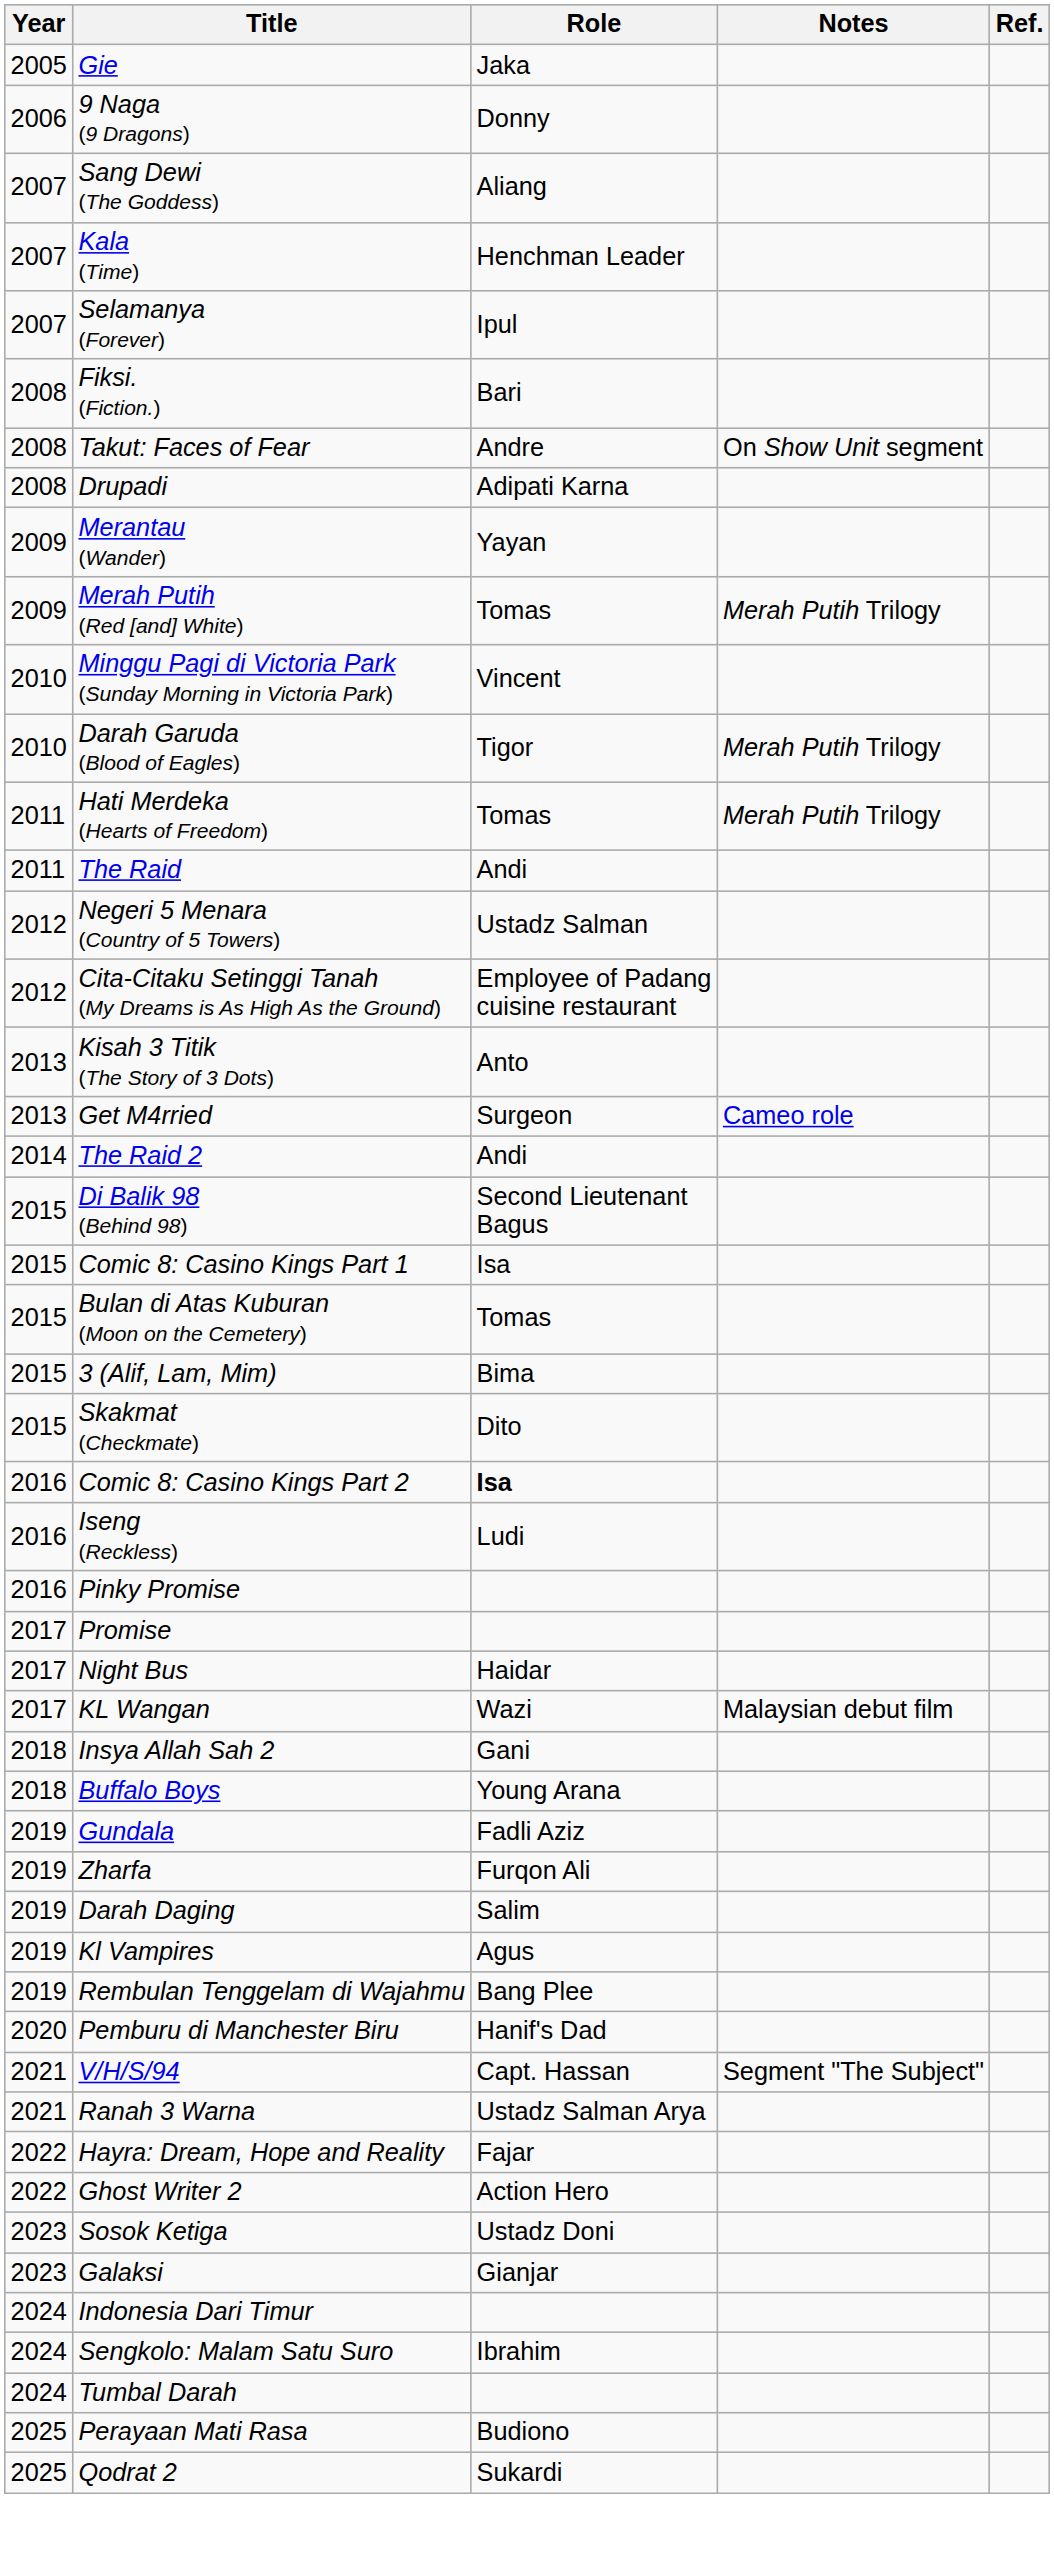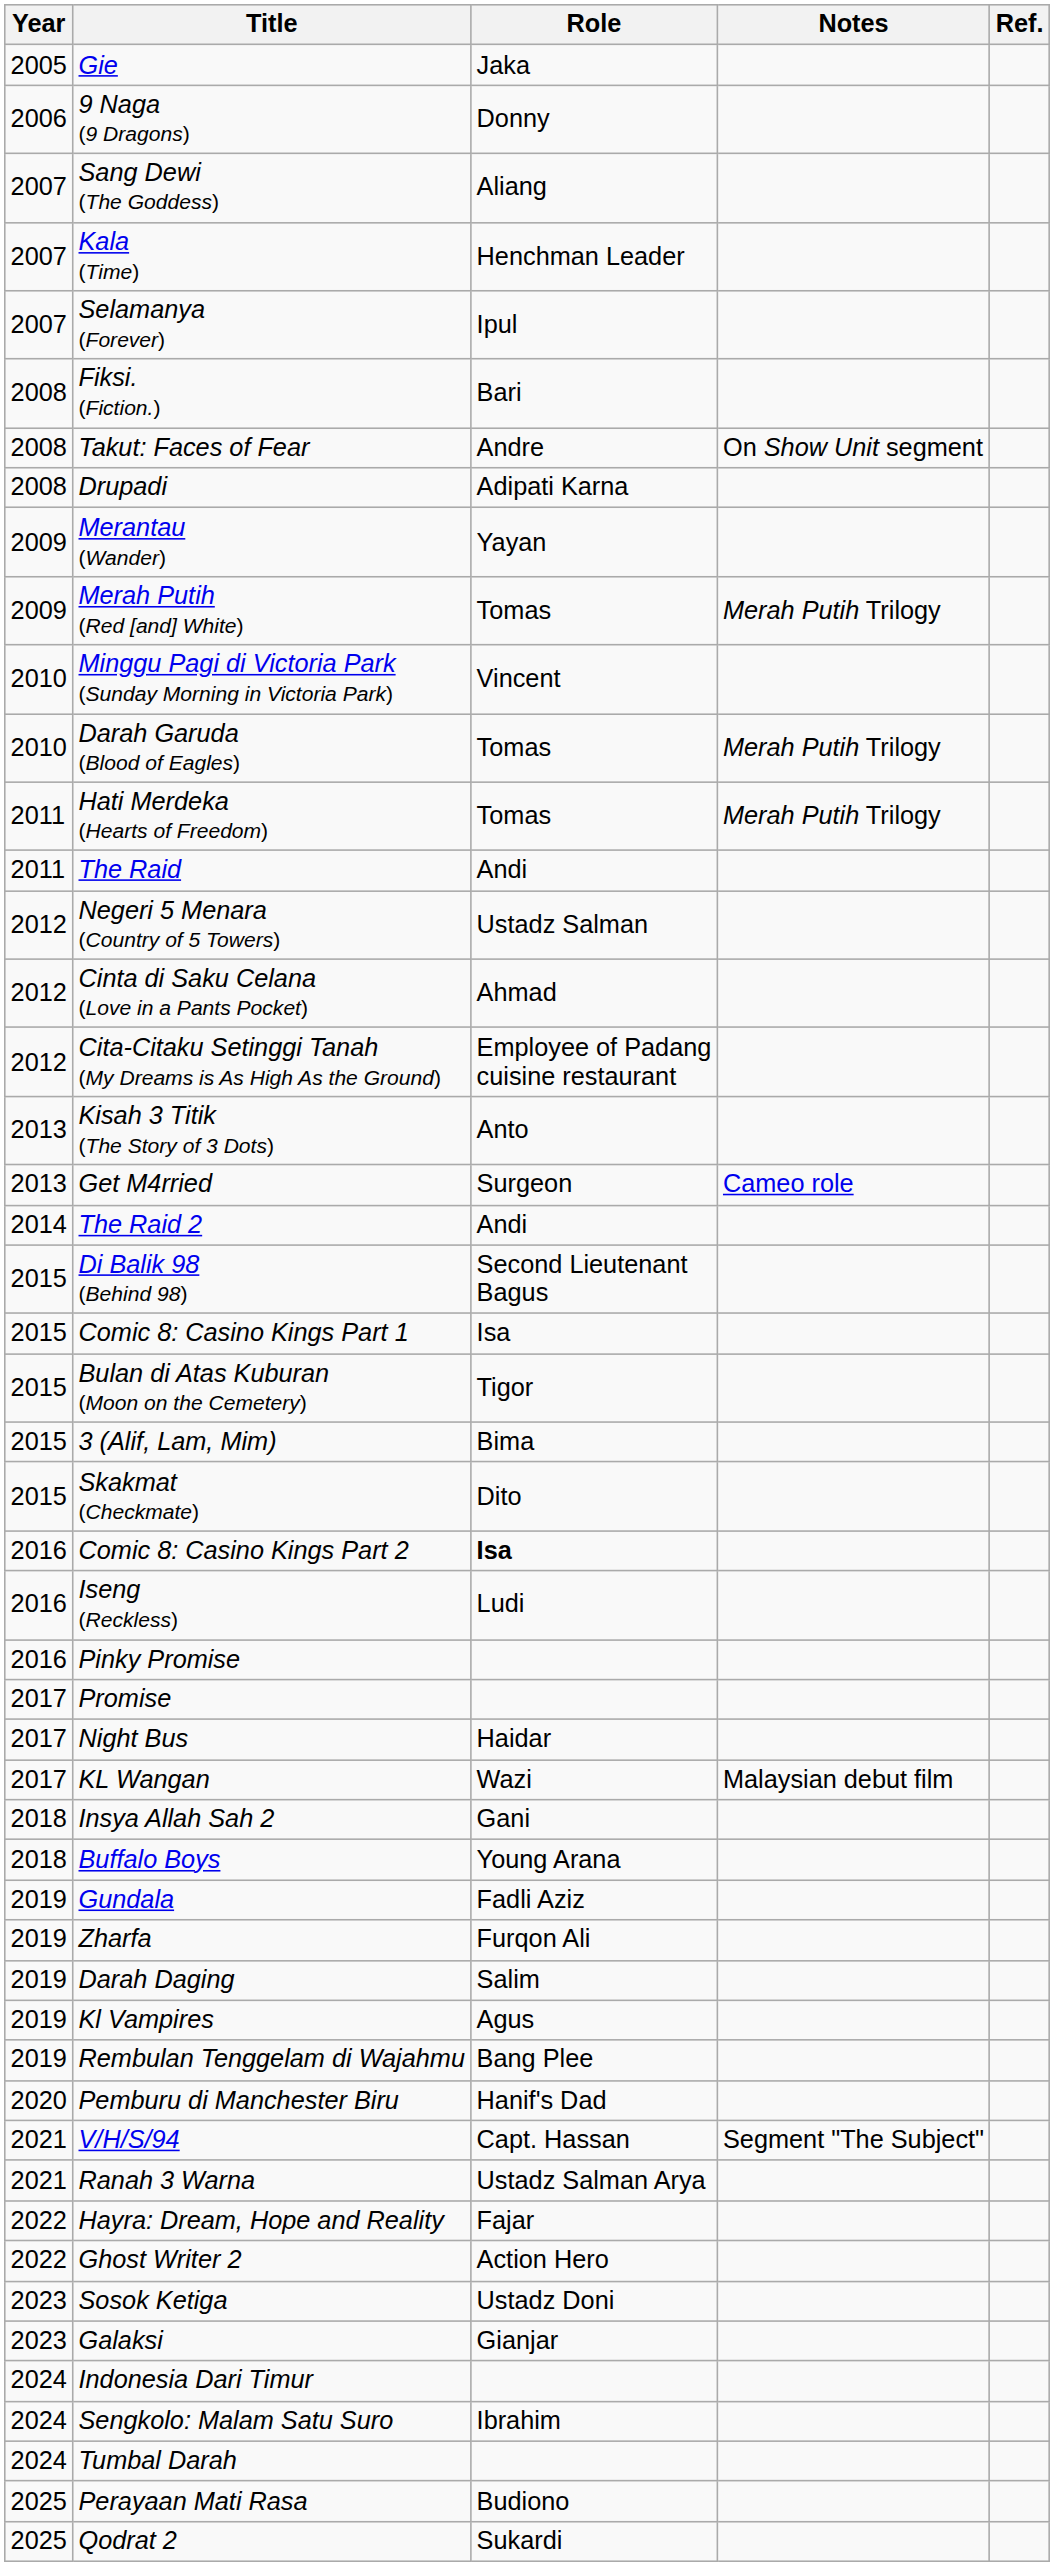(505, 747) Tigor -> (514, 747) Tomas
+ row: (197, 993)
(514, 1318) Tomas -> (505, 1387) Tigor
